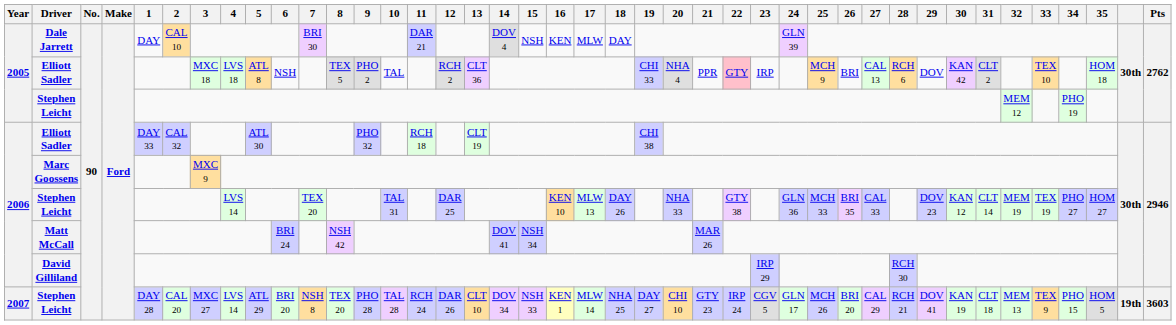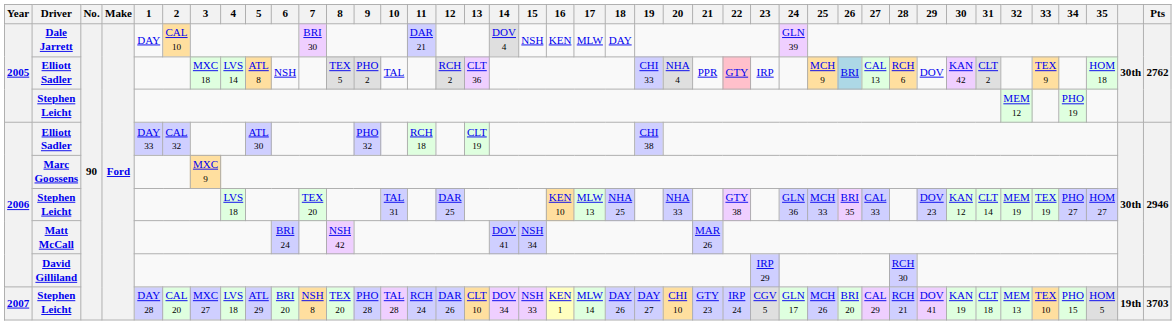(233, 72) LVS 18 -> (233, 72) LVS 14
(850, 72) no background -> (850, 72) lightblue background
(1046, 72) TEX 10 -> (1046, 72) TEX 9
(233, 204) LVS 14 -> (233, 204) LVS 18
(620, 204) DAY 26 -> (620, 204) NHA 25
(233, 302) LVS 14 -> (233, 302) LVS 18
(620, 302) NHA 25 -> (620, 302) DAY 26
(1046, 302) TEX 9 -> (1046, 302) TEX 10
(1158, 303) 3603 -> (1158, 303) 3703
